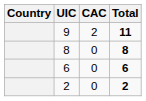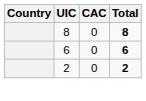- row: (66, 31)
